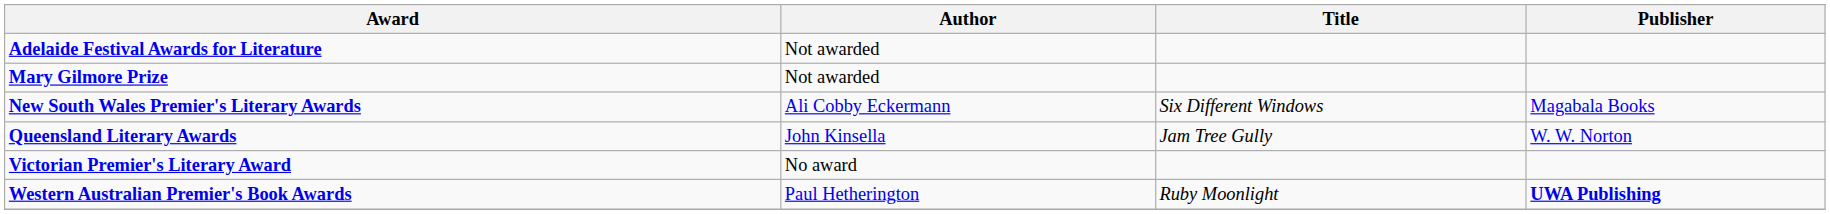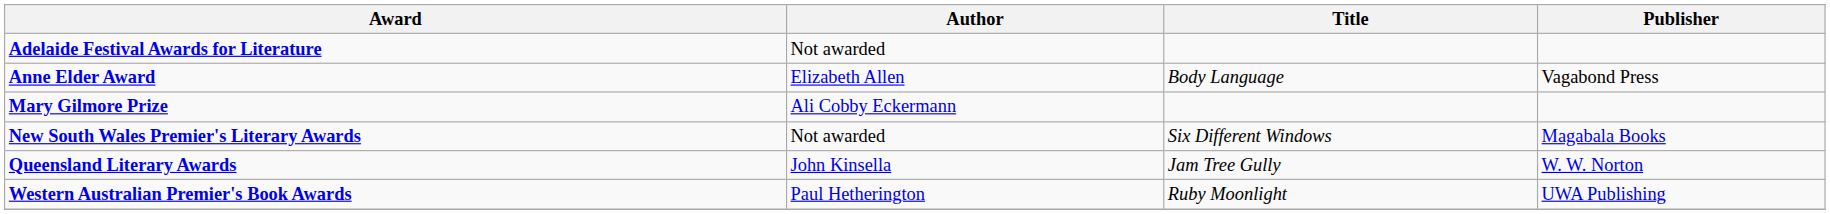+ row: (82, 77)
(832, 77) Not awarded -> (873, 106) Ali Cobby Eckermann
(868, 106) Ali Cobby Eckermann -> (838, 135) Not awarded
- row: (150, 164)
(1596, 194) bold -> (1604, 194) normal
